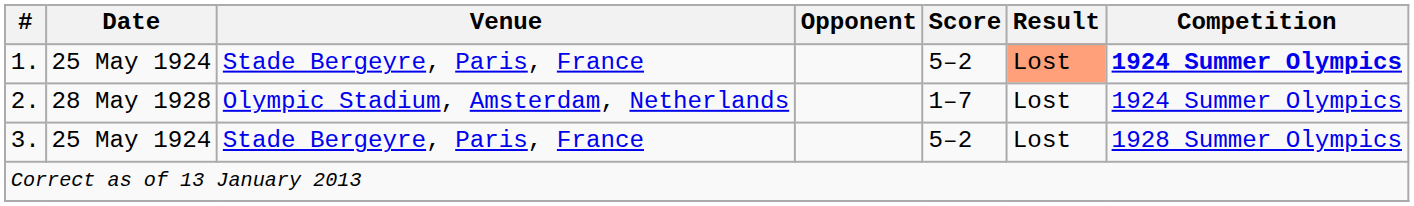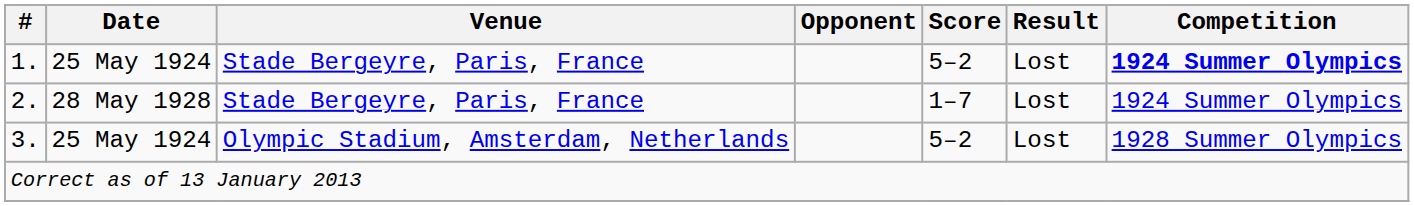(1042, 64) lightsalmon background -> (1042, 64) no background
(506, 103) Olympic Stadium, Amsterdam, Netherlands -> (433, 103) Stade Bergeyre, Paris, France
(433, 142) Stade Bergeyre, Paris, France -> (506, 142) Olympic Stadium, Amsterdam, Netherlands
